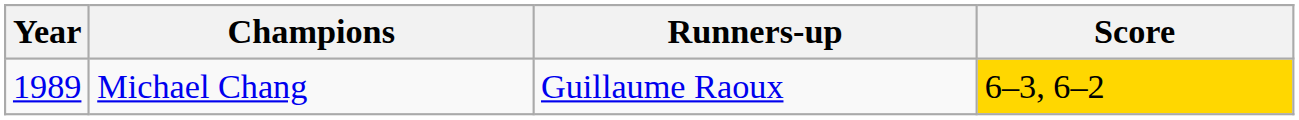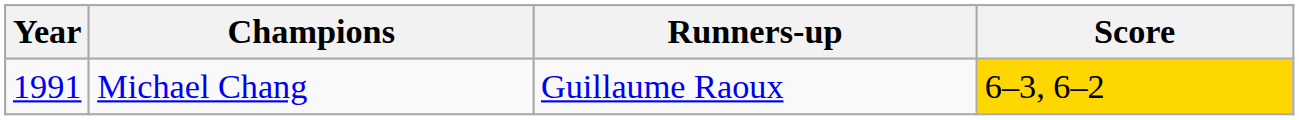(47, 85) 1989 -> (47, 85) 1991
